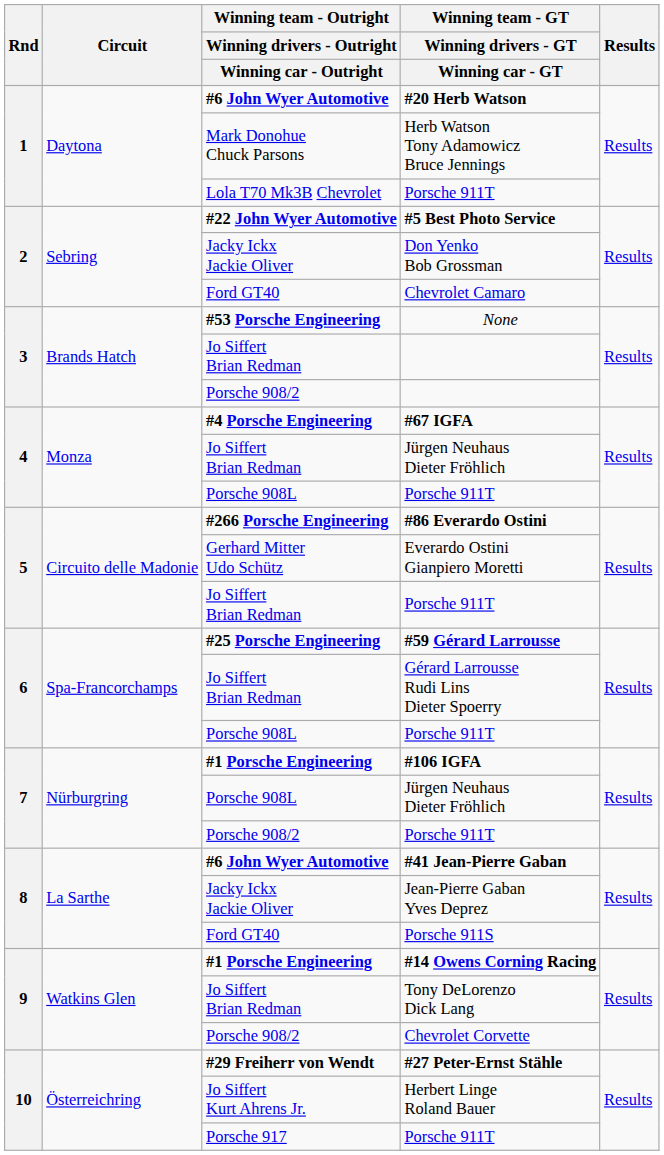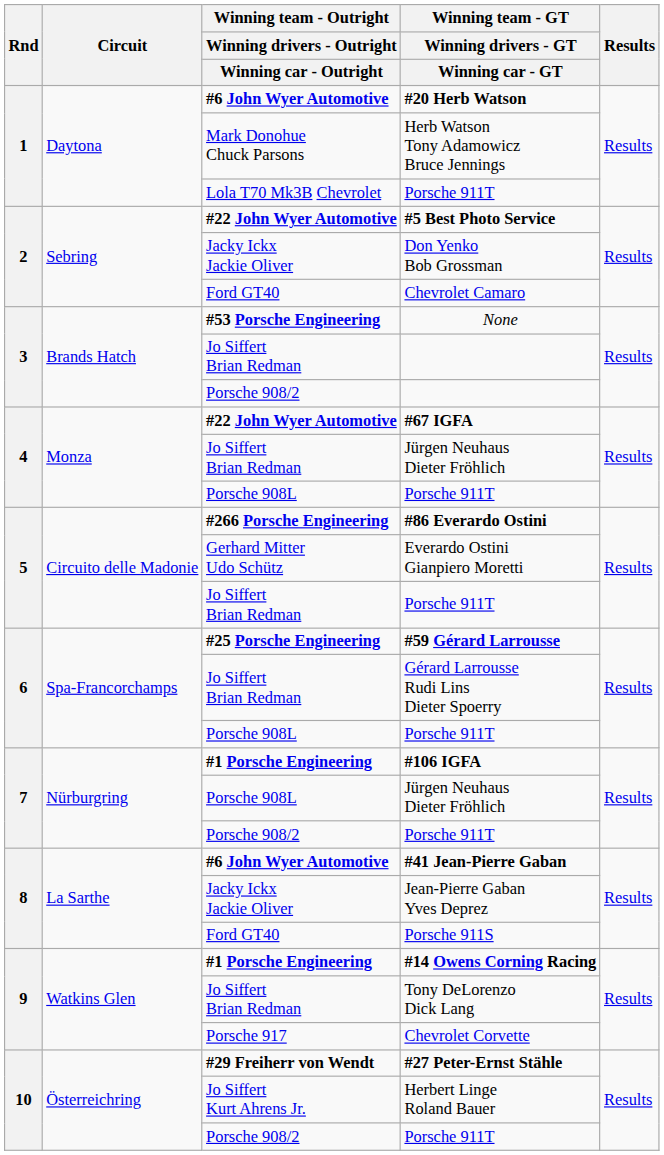(289, 420) #4 Porsche Engineering -> (301, 420) #22 John Wyer Automotive
(253, 1036) Porsche 908/2 -> (246, 1036) Porsche 917
(246, 1136) Porsche 917 -> (253, 1136) Porsche 908/2
